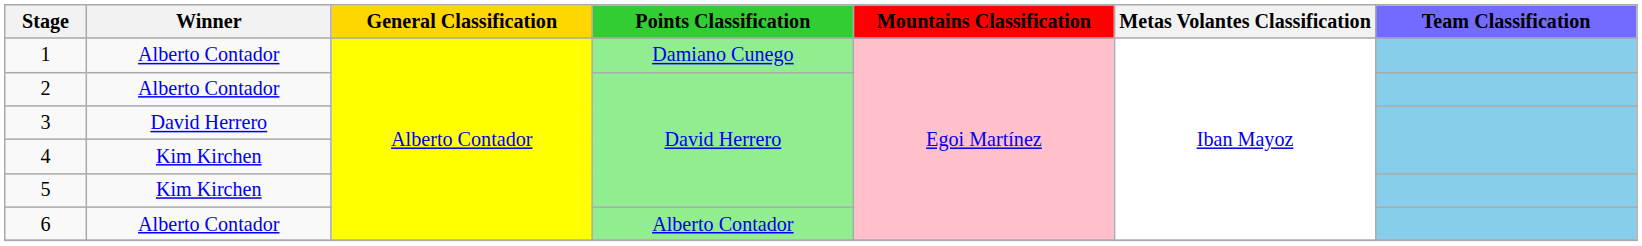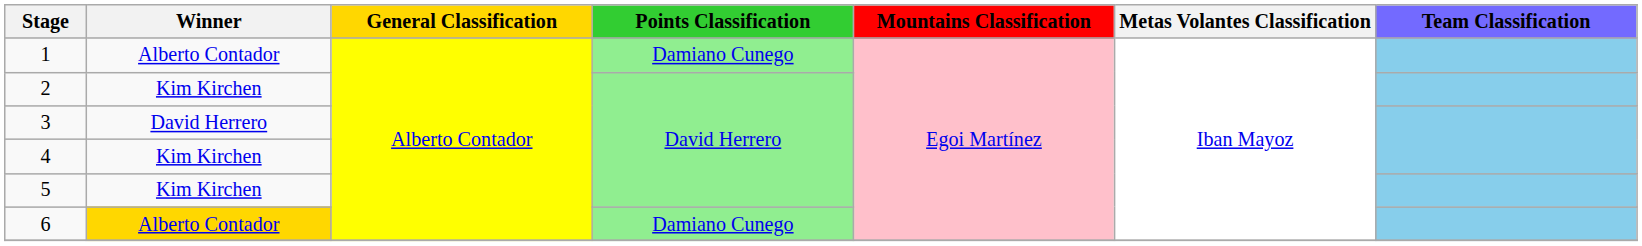(209, 89) Alberto Contador -> (209, 89) Kim Kirchen
(209, 223) no background -> (209, 223) gold background
(723, 223) Alberto Contador -> (723, 223) Damiano Cunego
